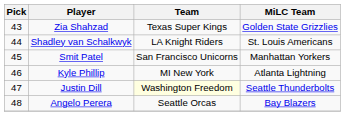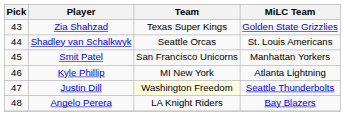(187, 42) LA Knight Riders -> (187, 42) Seattle Orcas
(187, 103) Seattle Orcas -> (187, 103) LA Knight Riders
